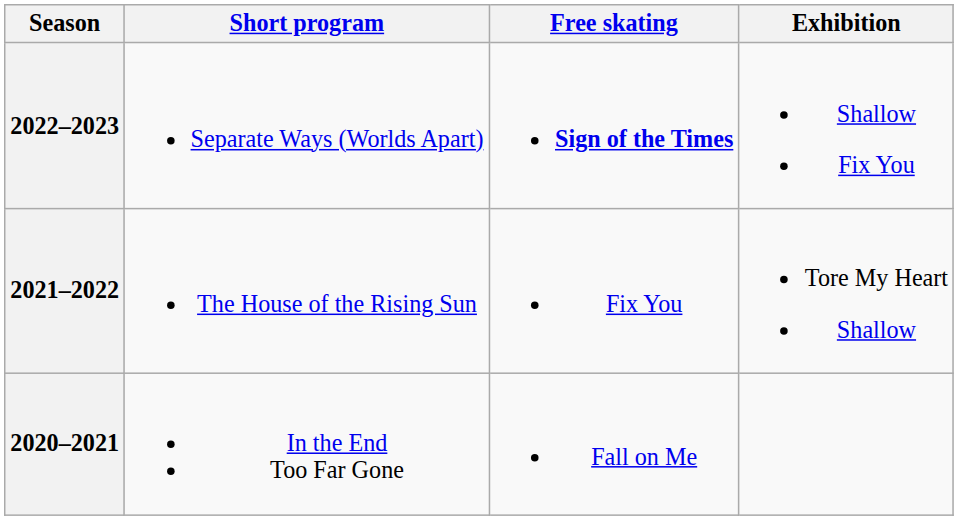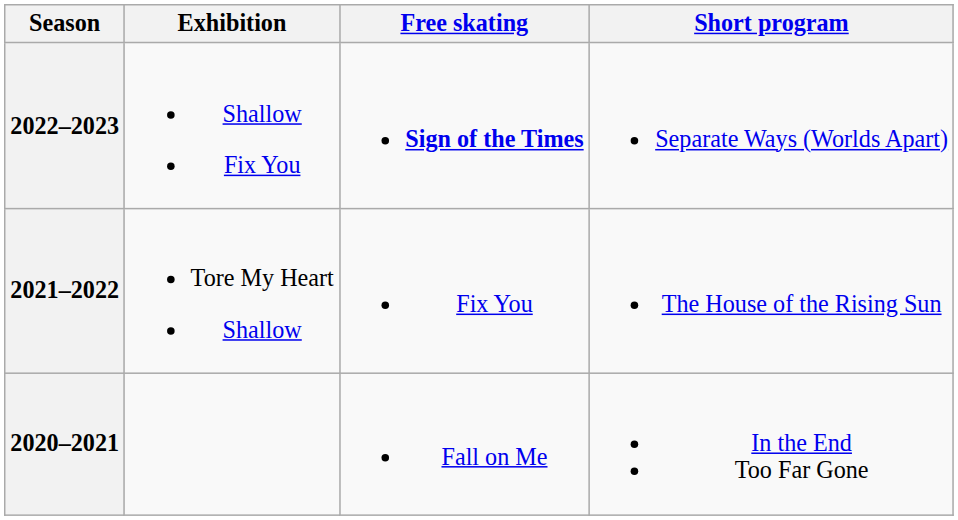columns swapped: (307, 23) <-> (846, 23)
